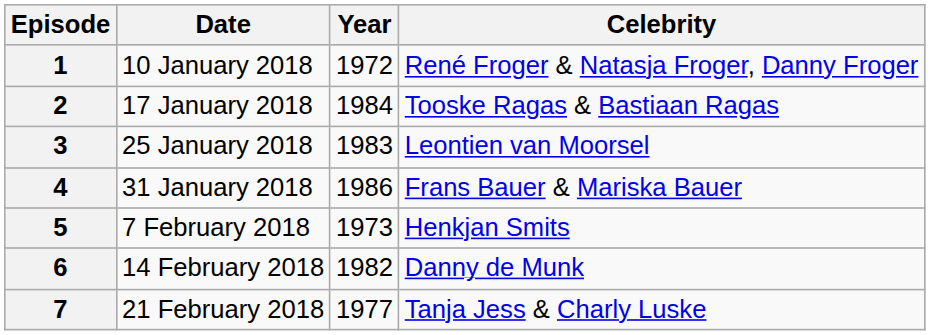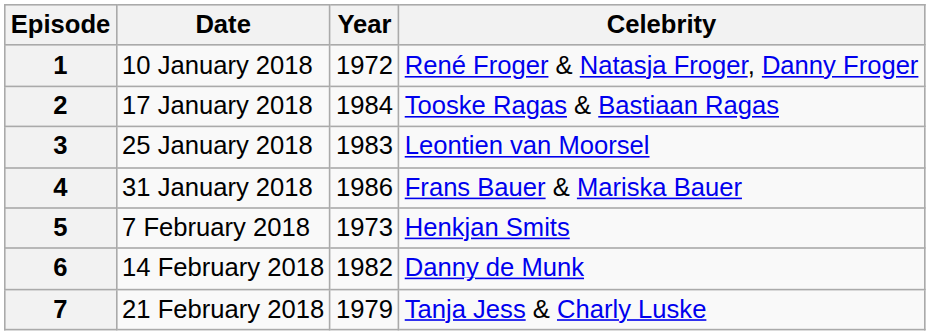(364, 308) 1977 -> (364, 308) 1979
